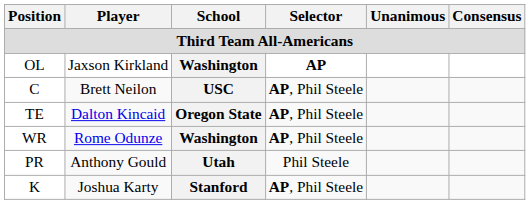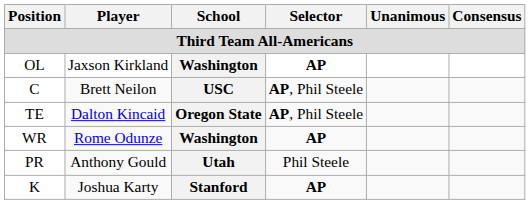(316, 138) AP, Phil Steele -> (316, 138) AP
(316, 187) AP, Phil Steele -> (316, 187) AP
